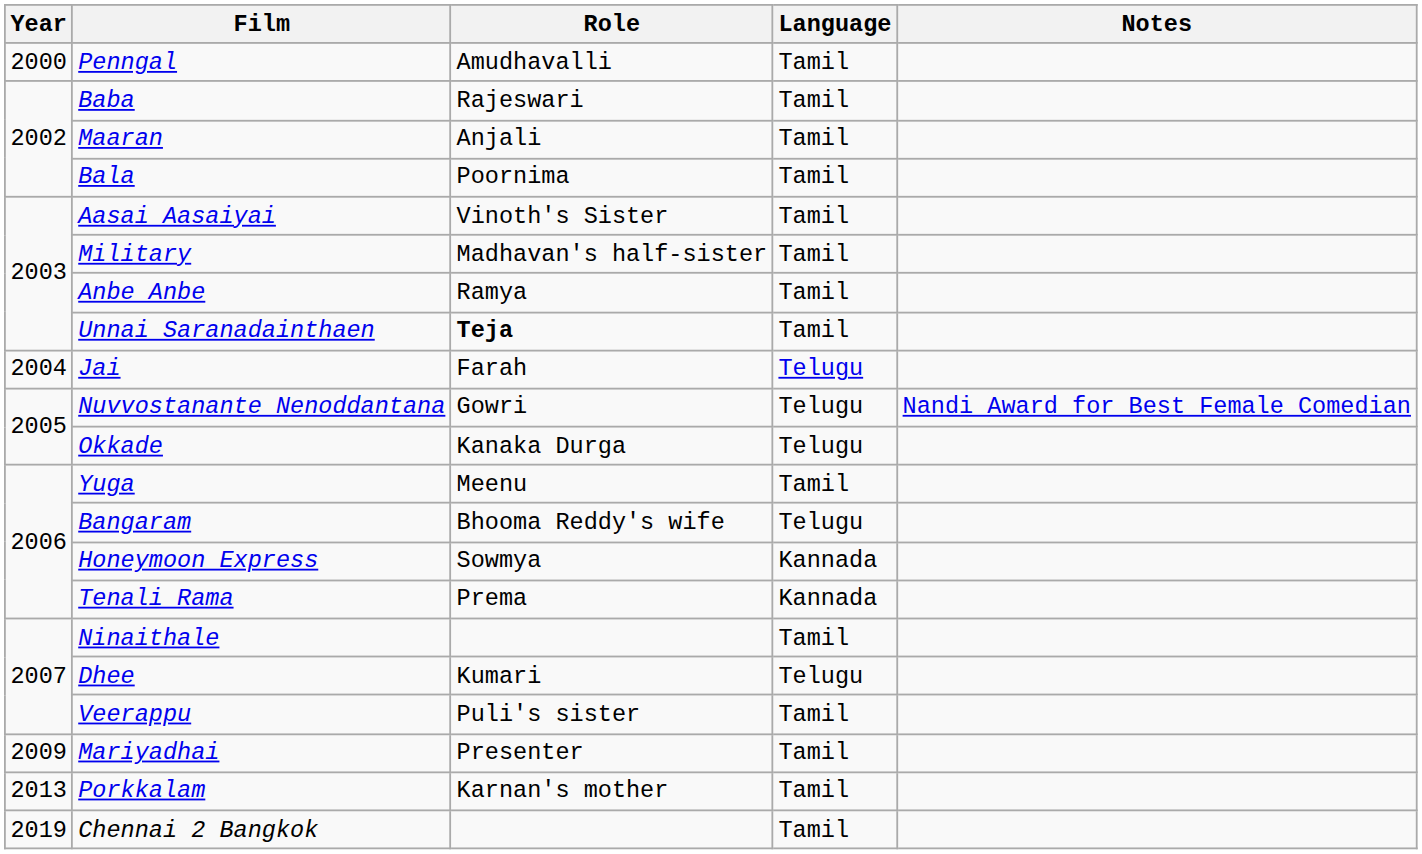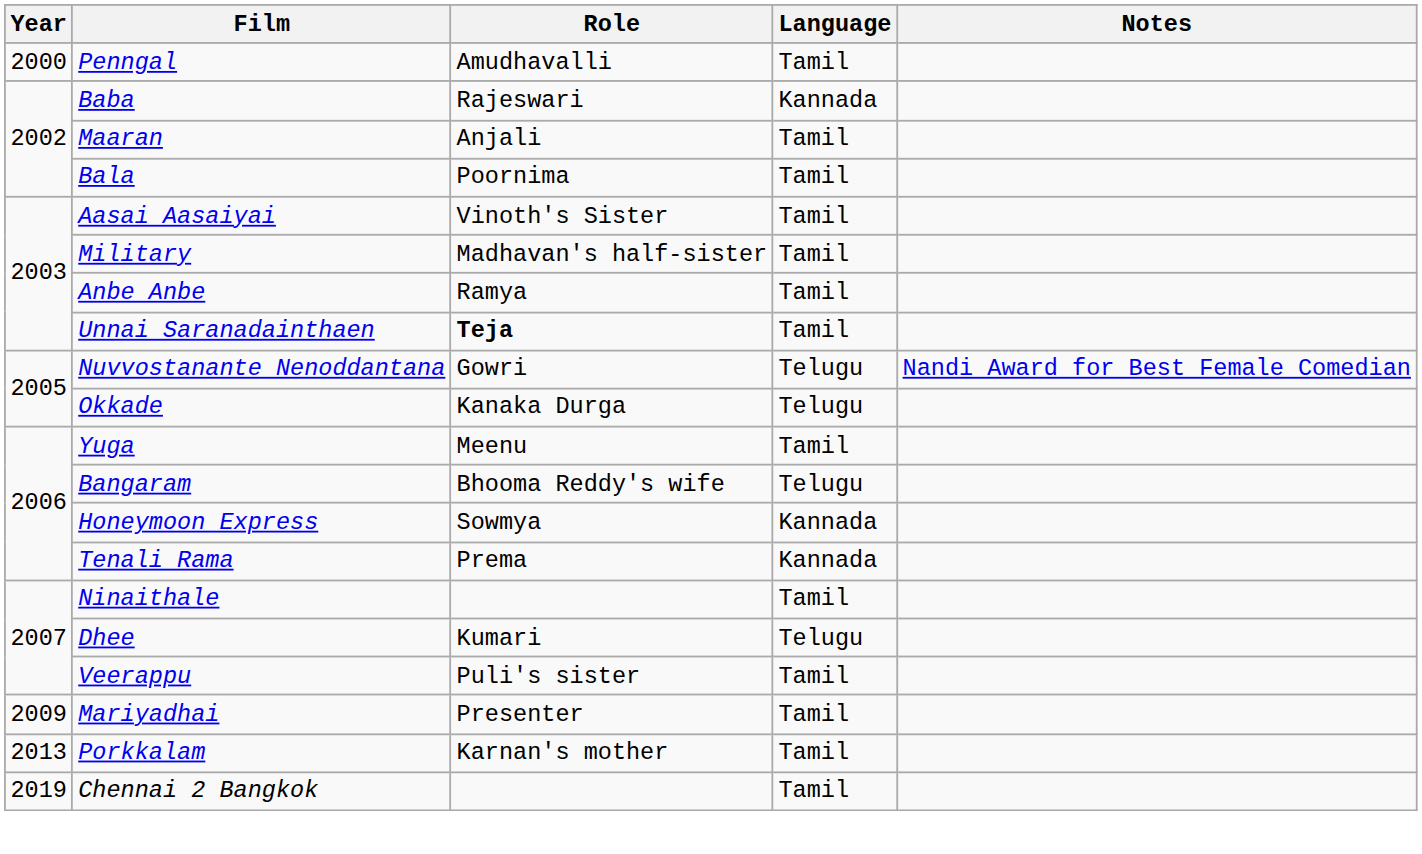(814, 101) Tamil -> (828, 101) Kannada
- row: (99, 369)
